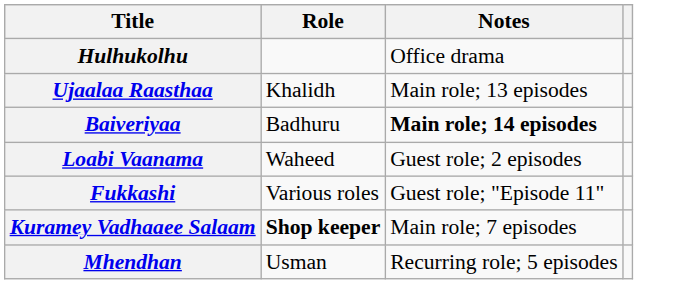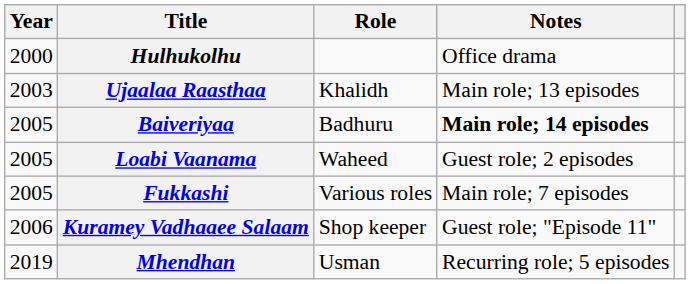+ column: (31, 21)
(497, 192) Guest role; "Episode 11" -> (535, 192) Main role; 7 episodes
(323, 227) bold -> (372, 227) normal
(483, 227) Main role; 7 episodes -> (549, 227) Guest role; "Episode 11"
